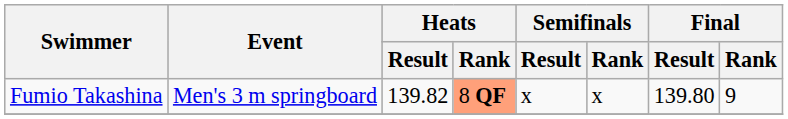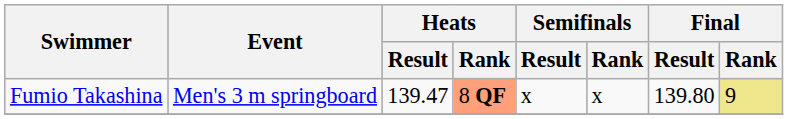(418, 96) 139.82 -> (418, 96) 139.47
(731, 96) no background -> (731, 96) khaki background
